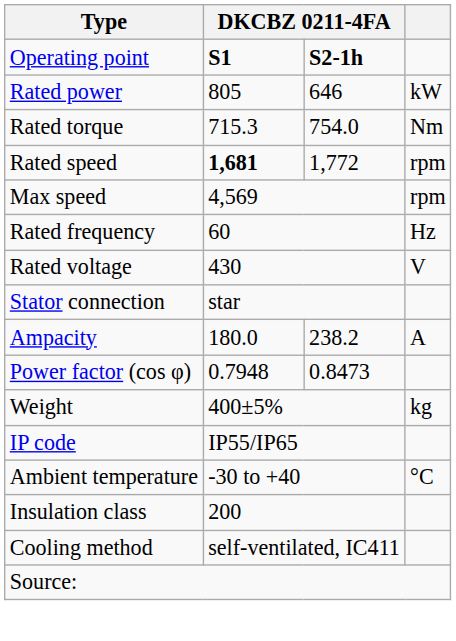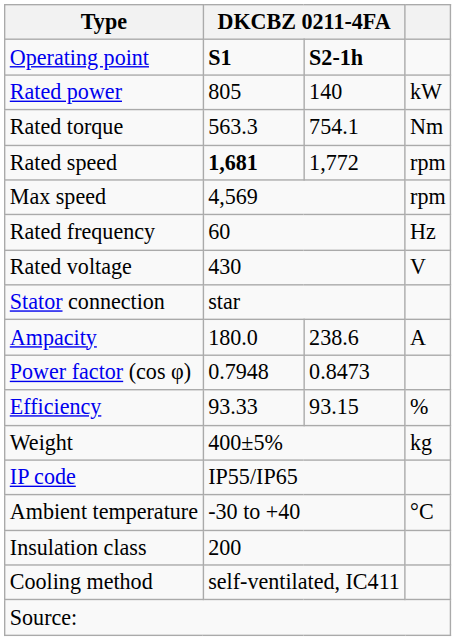(326, 92) 646 -> (326, 92) 140
(233, 127) 715.3 -> (233, 127) 563.3
(334, 127) 754.0 -> (334, 127) 754.1
(334, 337) 238.2 -> (334, 337) 238.6
+ row: (56, 407)
